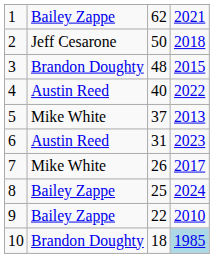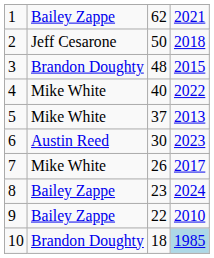(70, 91) Austin Reed -> (69, 91) Mike White
(159, 141) 31 -> (159, 141) 30
(159, 191) 25 -> (159, 191) 23
